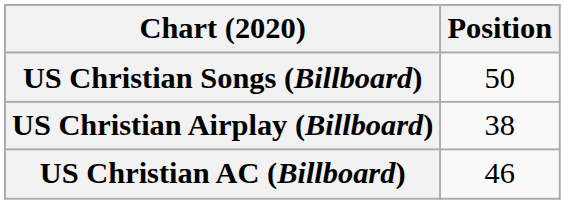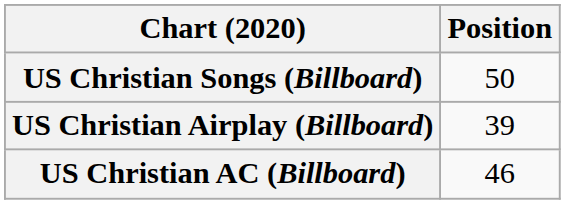(500, 125) 38 -> (500, 125) 39
